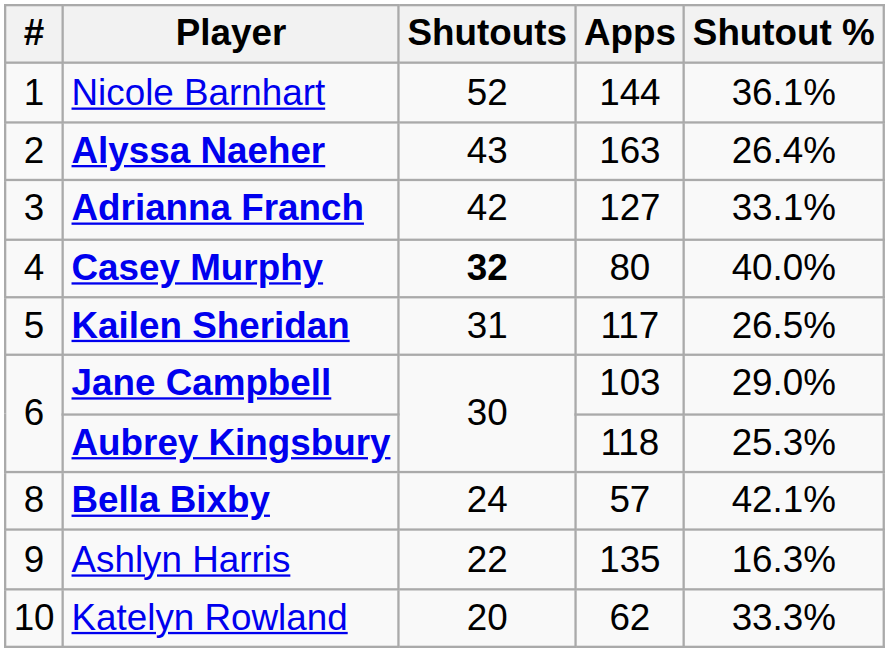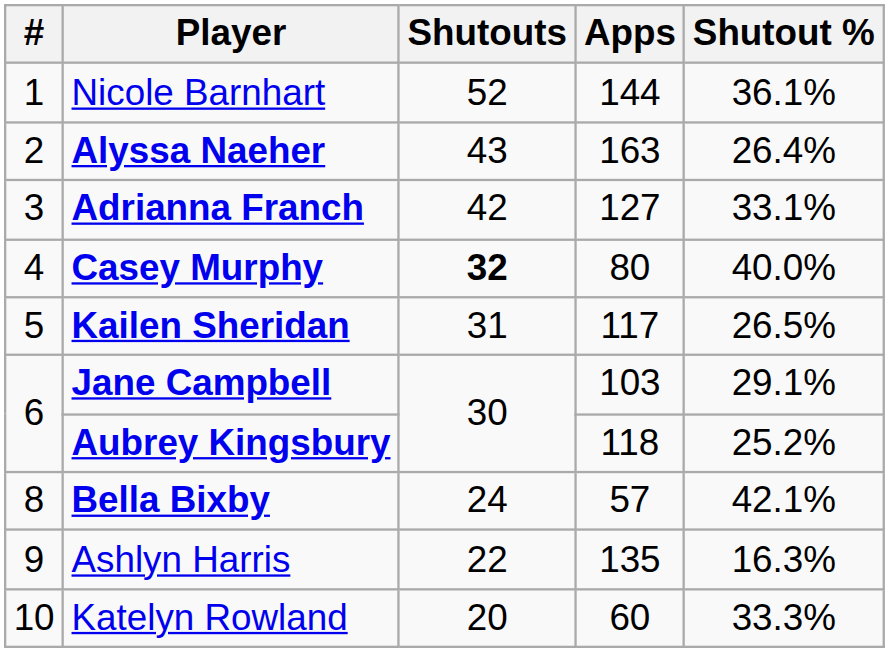(784, 383) 29.0% -> (784, 383) 29.1%
(784, 442) 25.3% -> (784, 442) 25.2%
(630, 617) 62 -> (630, 617) 60
